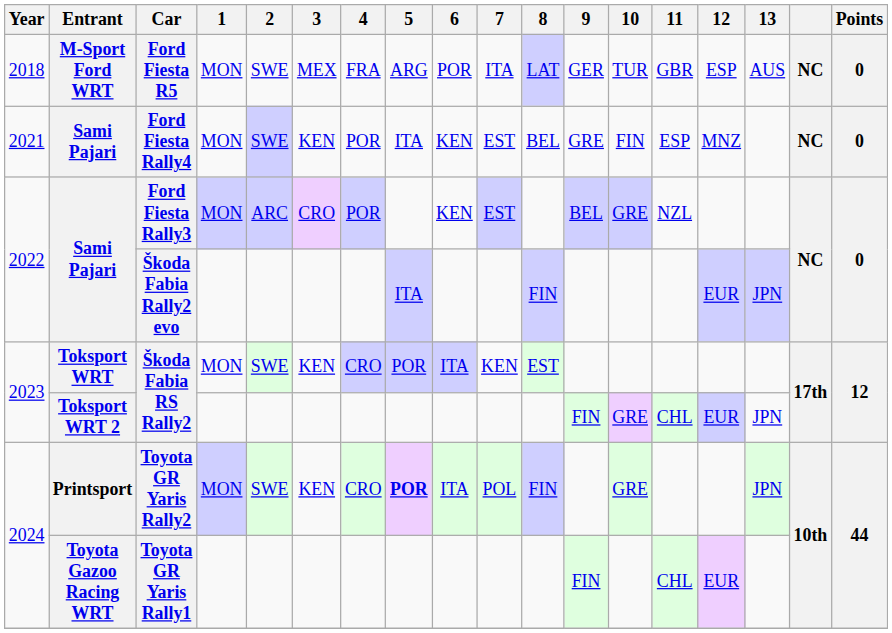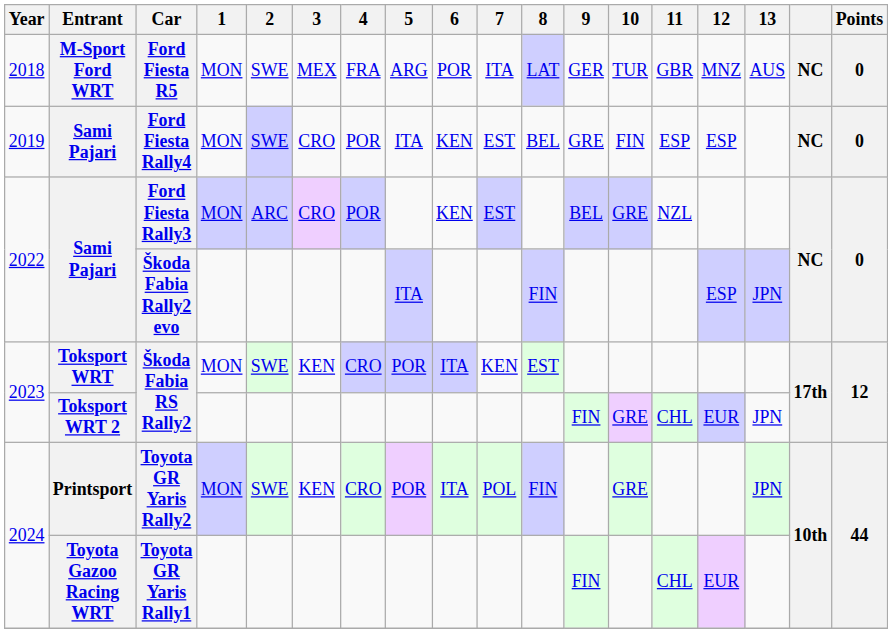(721, 70) ESP -> (721, 70) MNZ
(27, 141) 2021 -> (27, 141) 2019
(317, 141) KEN -> (317, 141) CRO
(721, 141) MNZ -> (721, 141) ESP
(721, 295) EUR -> (721, 295) ESP
(409, 489) bold -> (409, 489) normal
